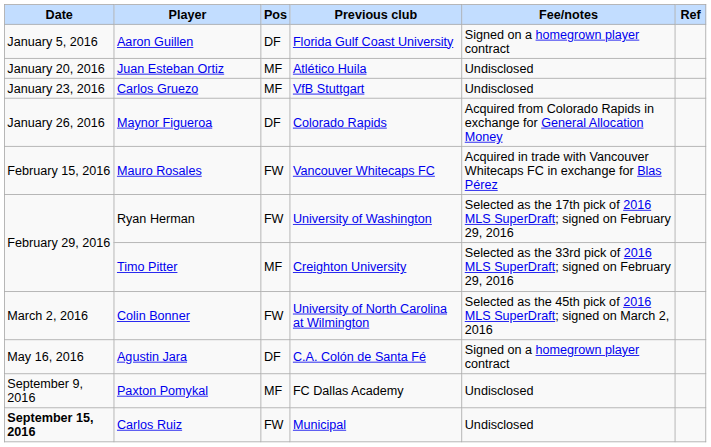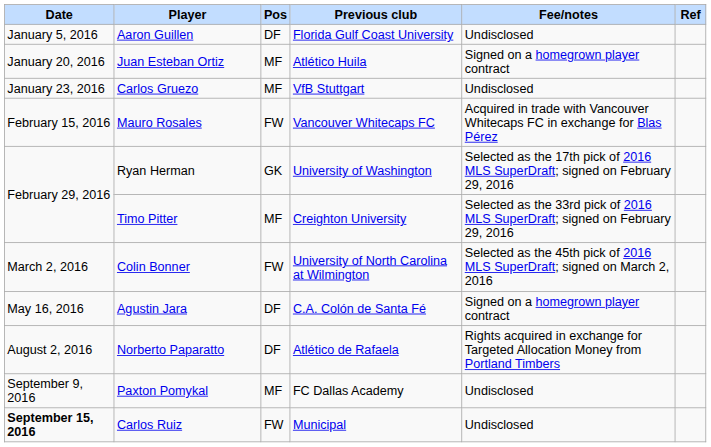(552, 42) Signed on a homegrown player contract -> (499, 35) Undisclosed
(499, 69) Undisclosed -> (552, 62) Signed on a homegrown player contract
- row: (165, 123)
(274, 219) FW -> (273, 171) GK
+ row: (171, 350)
